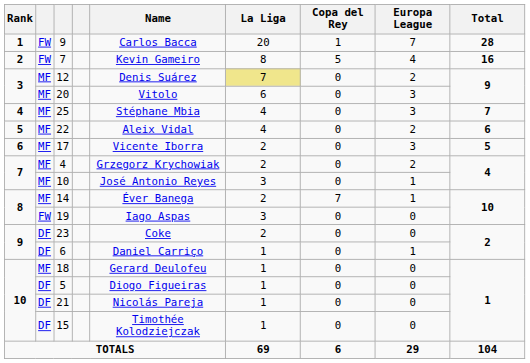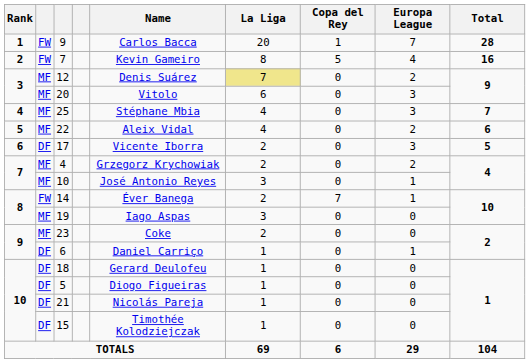(45, 147) MF -> (45, 147) DF
(45, 199) MF -> (45, 199) FW
(45, 216) FW -> (45, 216) MF
(45, 234) DF -> (45, 234) MF
(45, 268) MF -> (45, 268) DF
